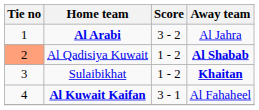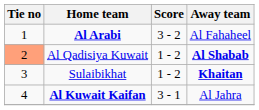(220, 34) Al Jahra -> (220, 34) Al Fahaheel
(220, 94) Al Fahaheel -> (220, 94) Al Jahra
